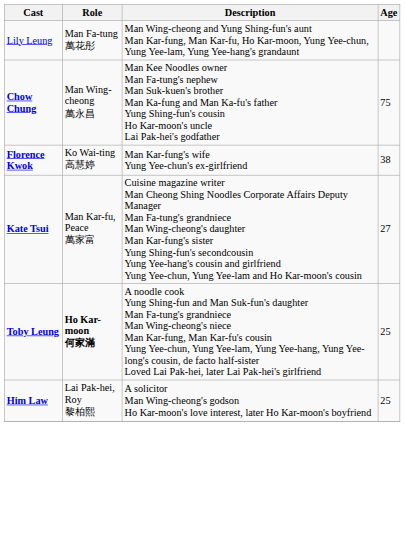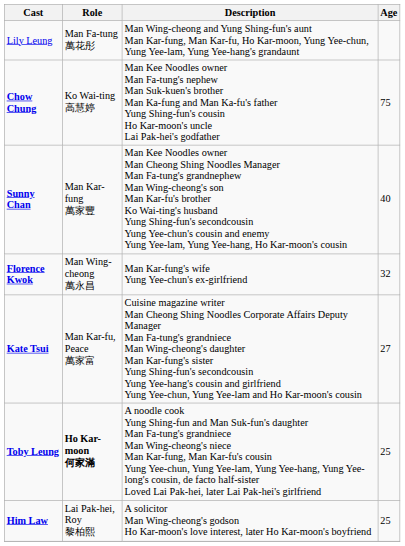(88, 102) Man Wing-cheong 萬永昌 -> (90, 102) Ko Wai-ting 高慧婷
+ row: (21, 199)
(90, 159) Ko Wai-ting 高慧婷 -> (88, 273) Man Wing-cheong 萬永昌
(385, 160) 38 -> (385, 274) 32
